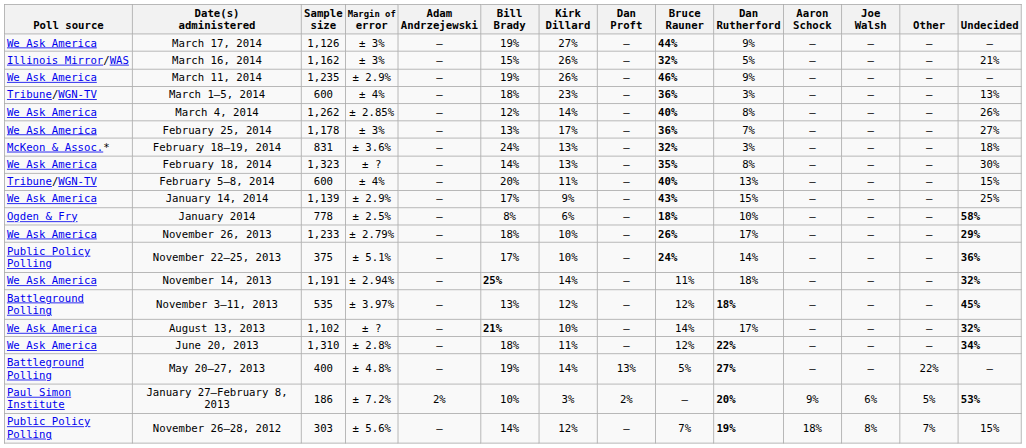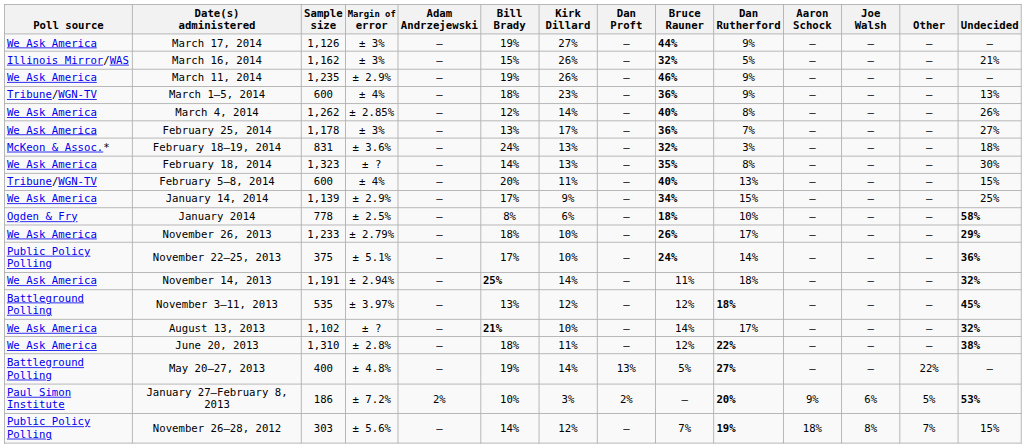(749, 95) 3% -> (749, 95) 9%
(668, 199) 43% -> (668, 199) 34%
(970, 345) 34% -> (970, 345) 38%
